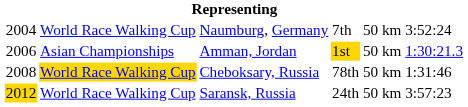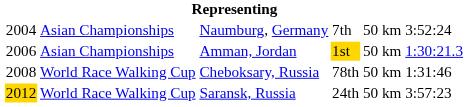(118, 30) World Race Walking Cup -> (107, 30) Asian Championships
(118, 72) gold background -> (118, 72) no background
